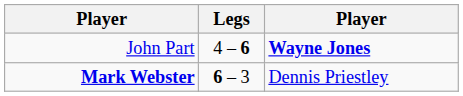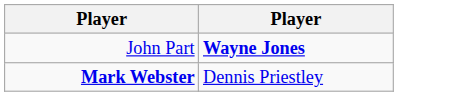- column: (232, 18)
